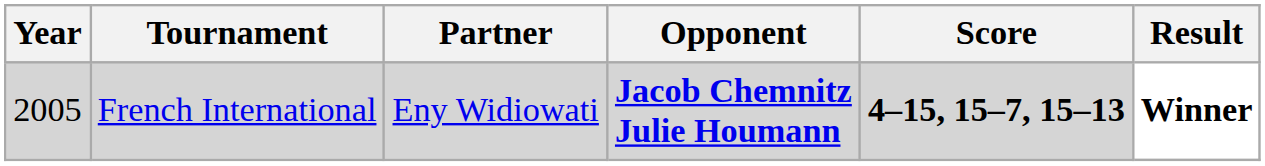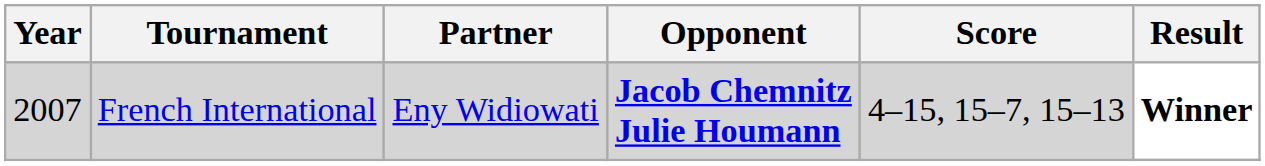(47, 109) 2005 -> (47, 109) 2007
(996, 109) bold -> (996, 109) normal
